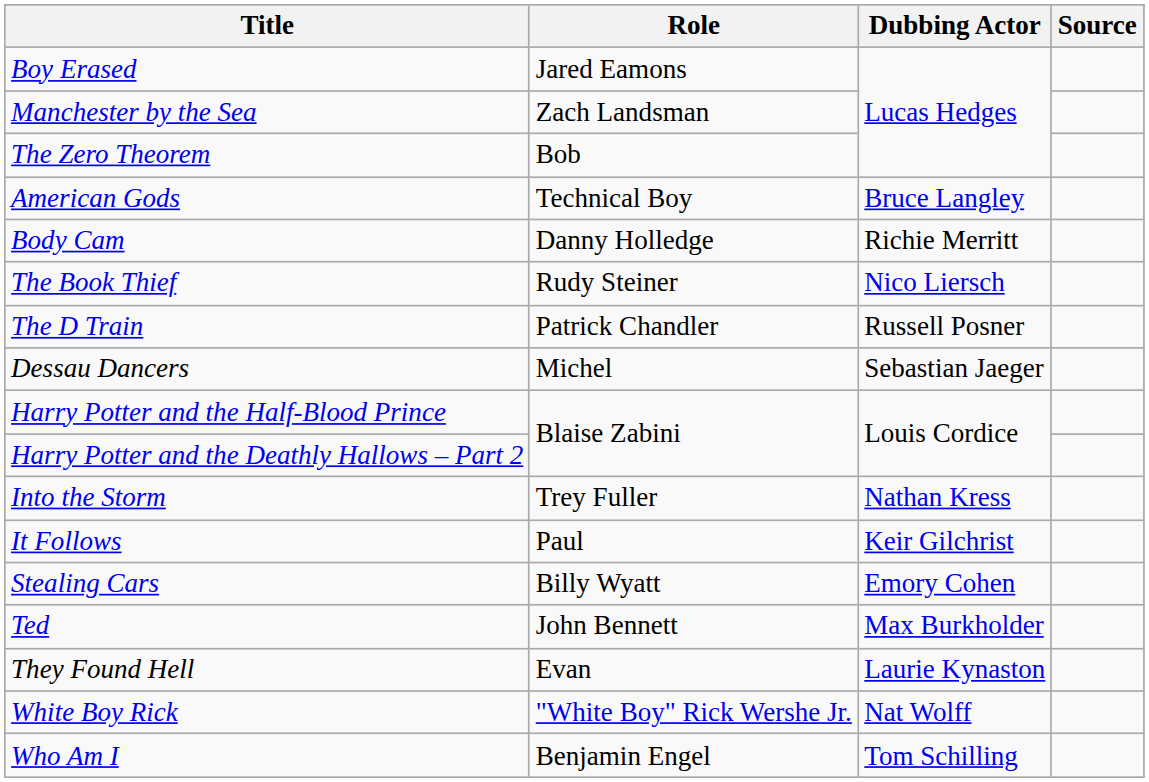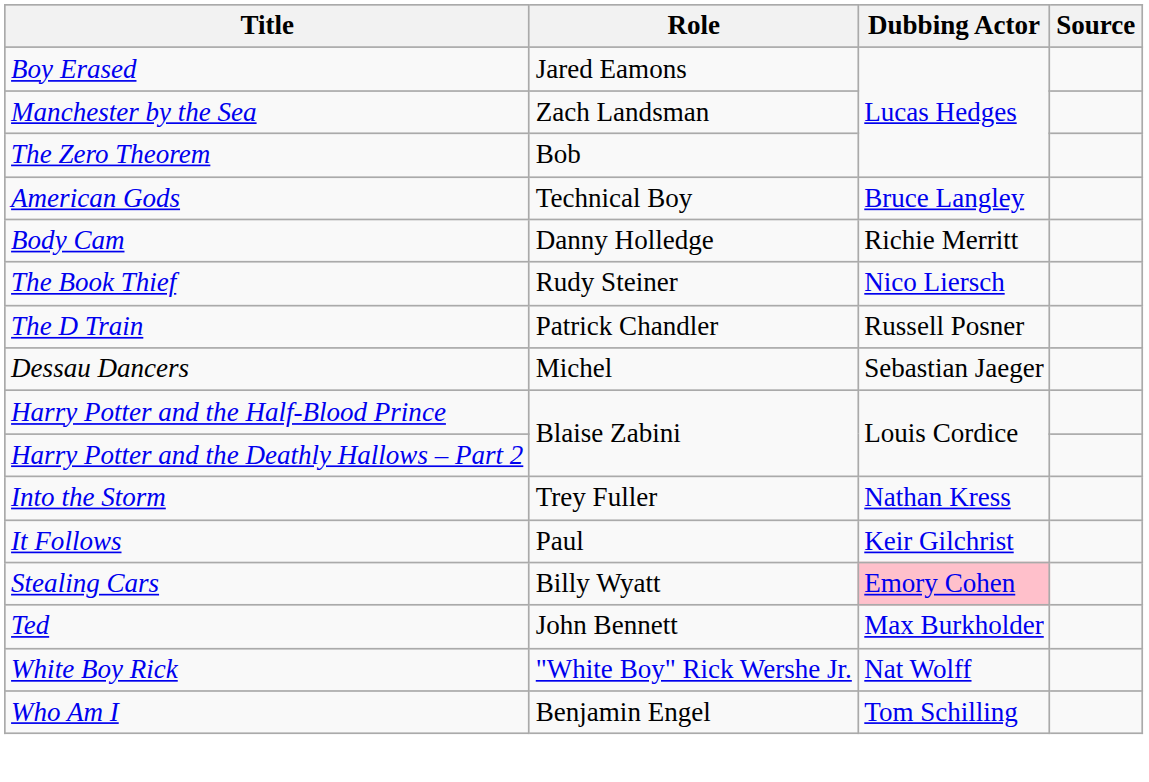(940, 583) no background -> (940, 583) pink background
- row: (103, 669)
